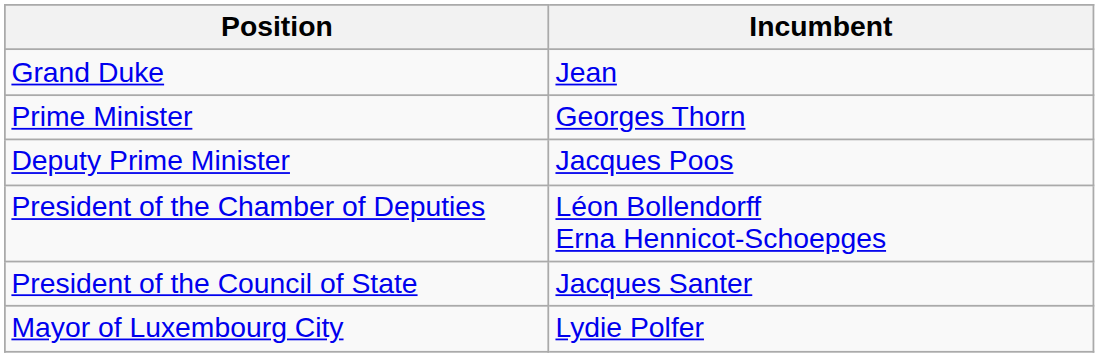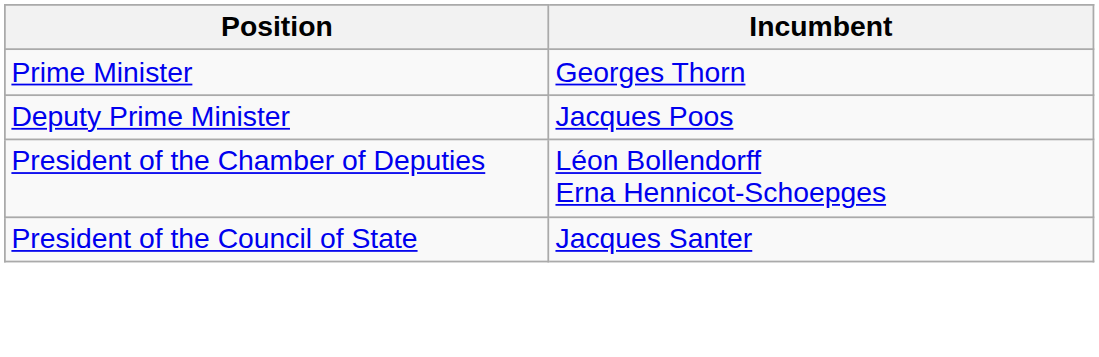- row: (88, 71)
- row: (177, 328)
